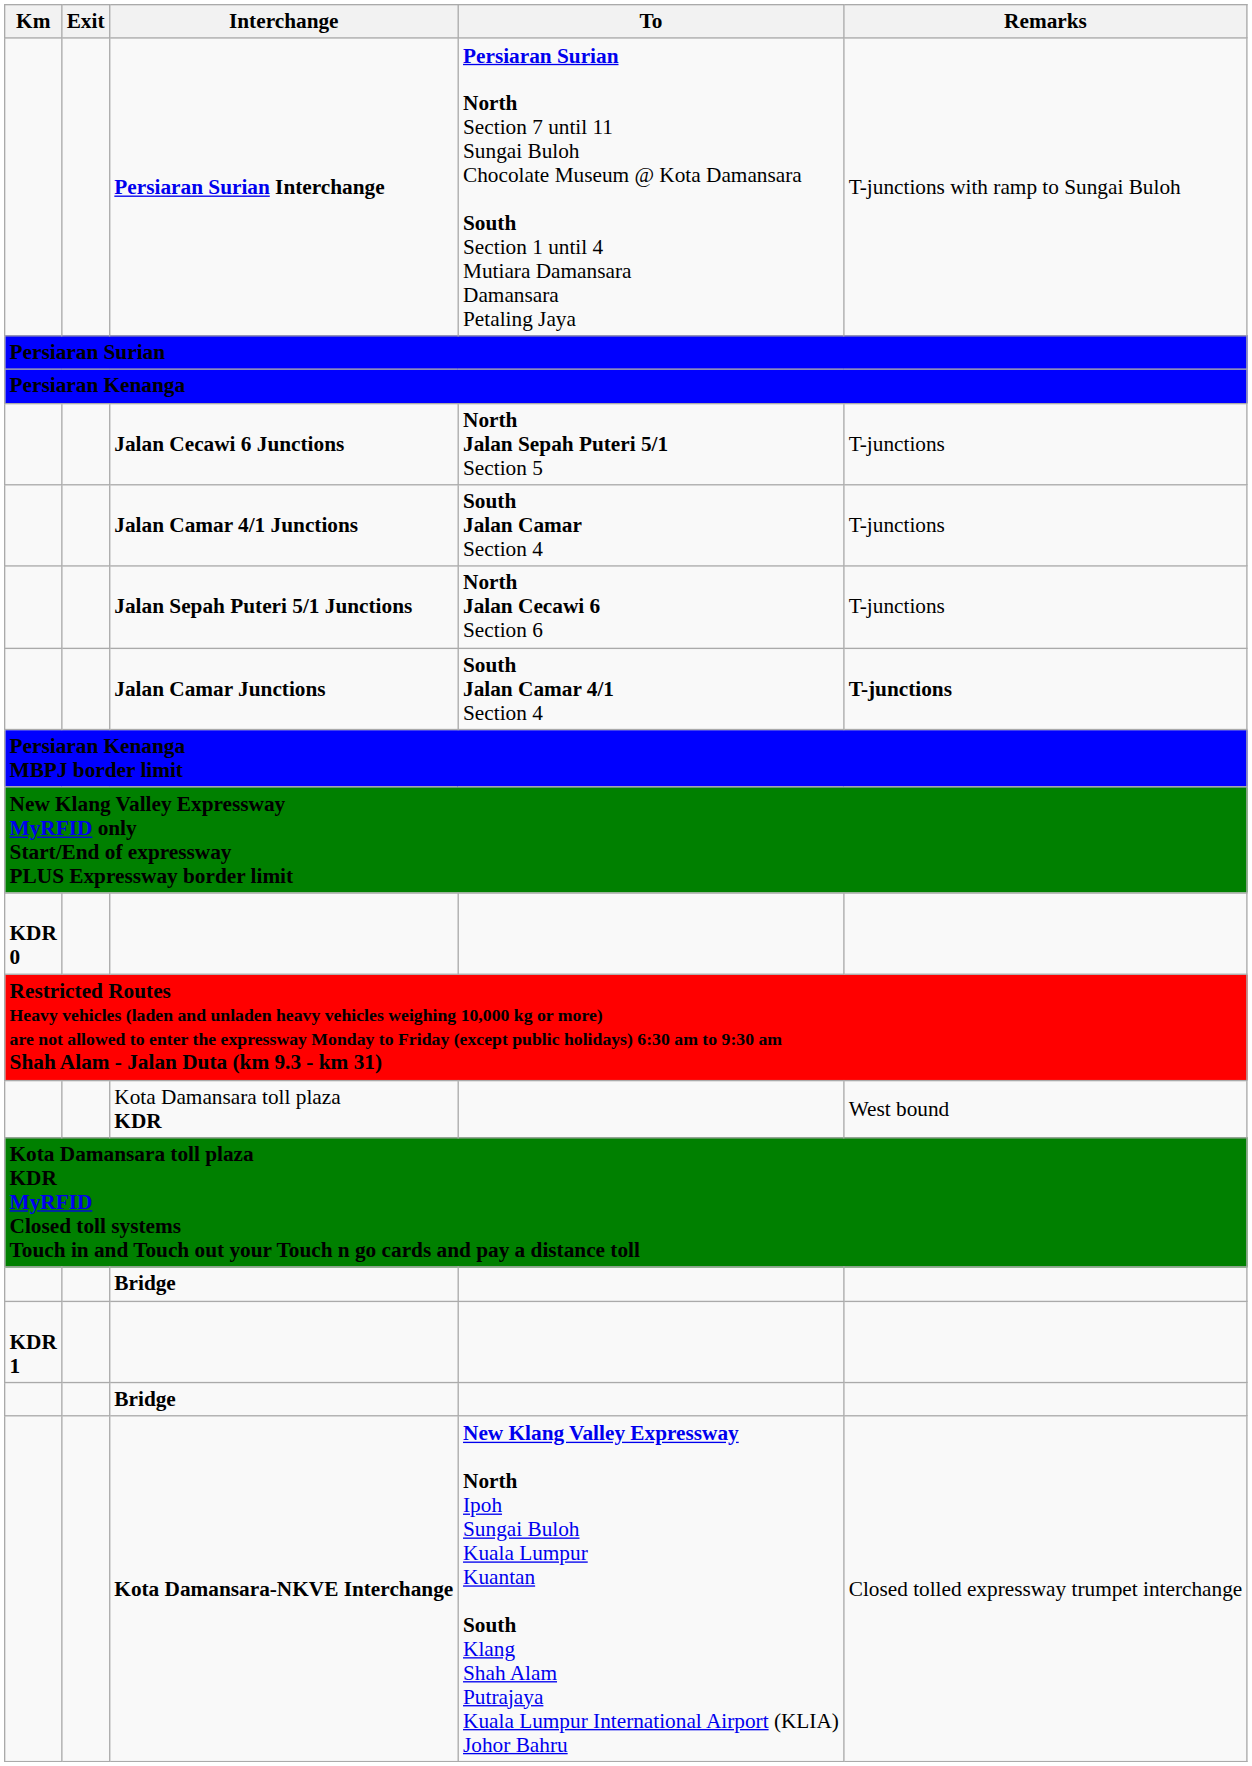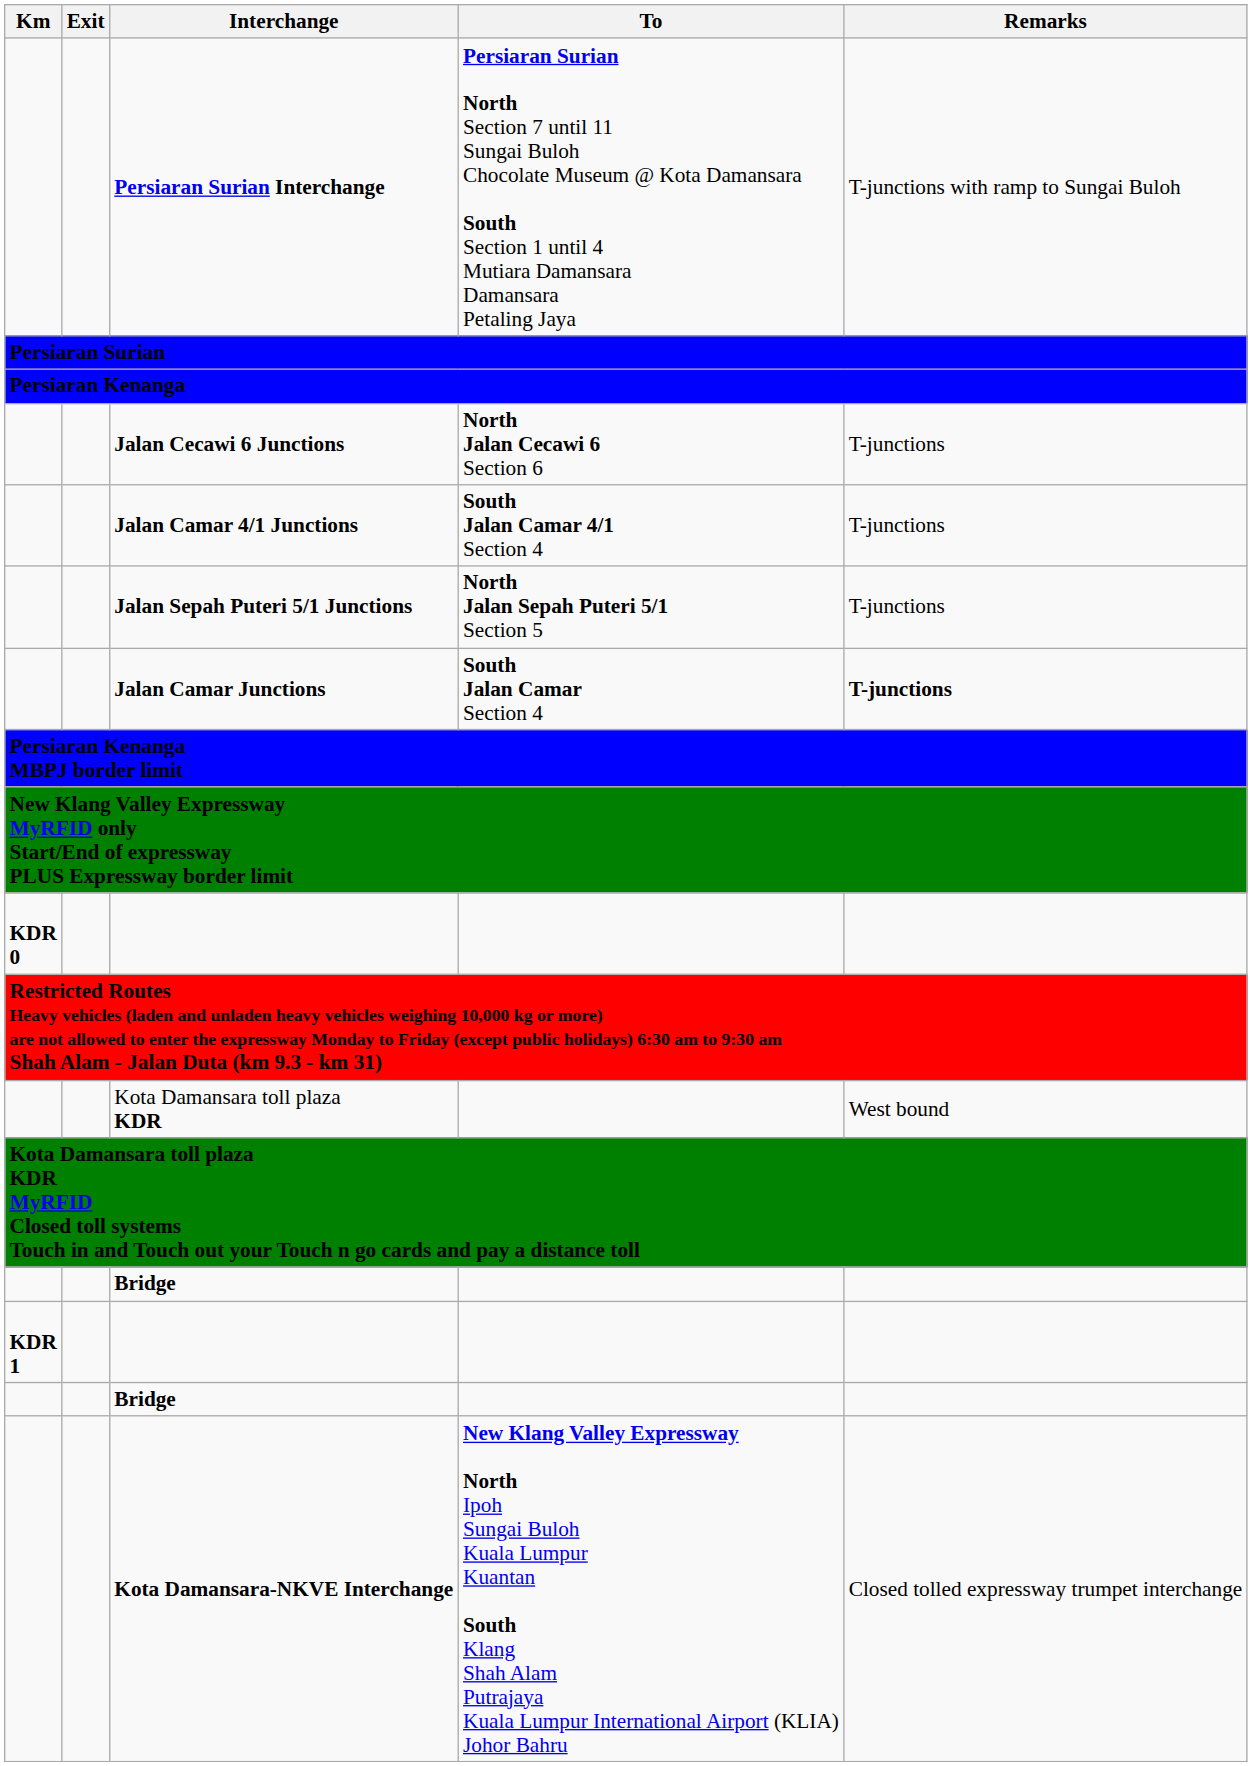(566, 443) North Jalan Sepah Puteri 5/1 Section 5 -> (532, 443) North Jalan Cecawi 6 Section 6
(522, 525) South Jalan Camar Section 4 -> (539, 525) South Jalan Camar 4/1 Section 4
(532, 606) North Jalan Cecawi 6 Section 6 -> (566, 606) North Jalan Sepah Puteri 5/1 Section 5
(539, 688) South Jalan Camar 4/1 Section 4 -> (522, 688) South Jalan Camar Section 4
